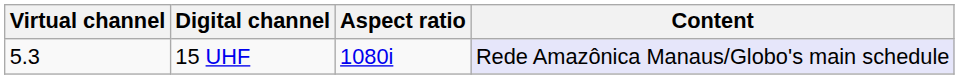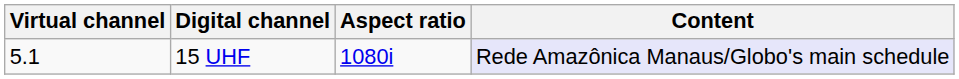(25, 56) 5.3 -> (25, 56) 5.1
